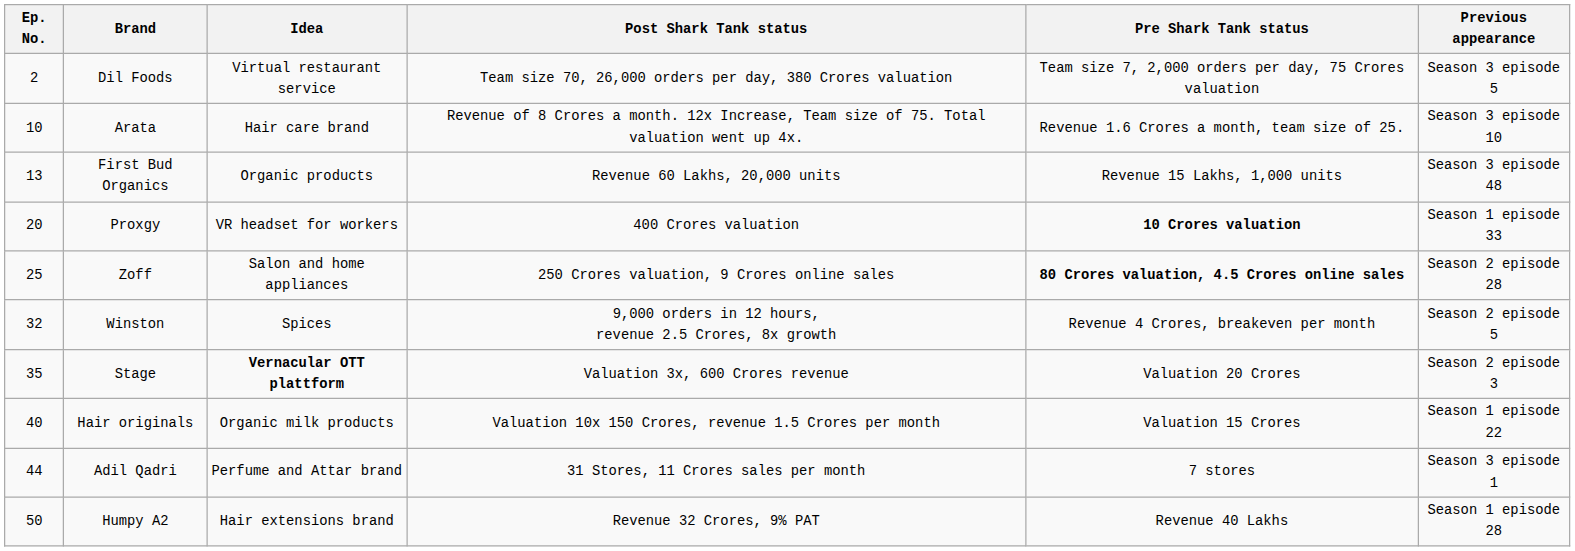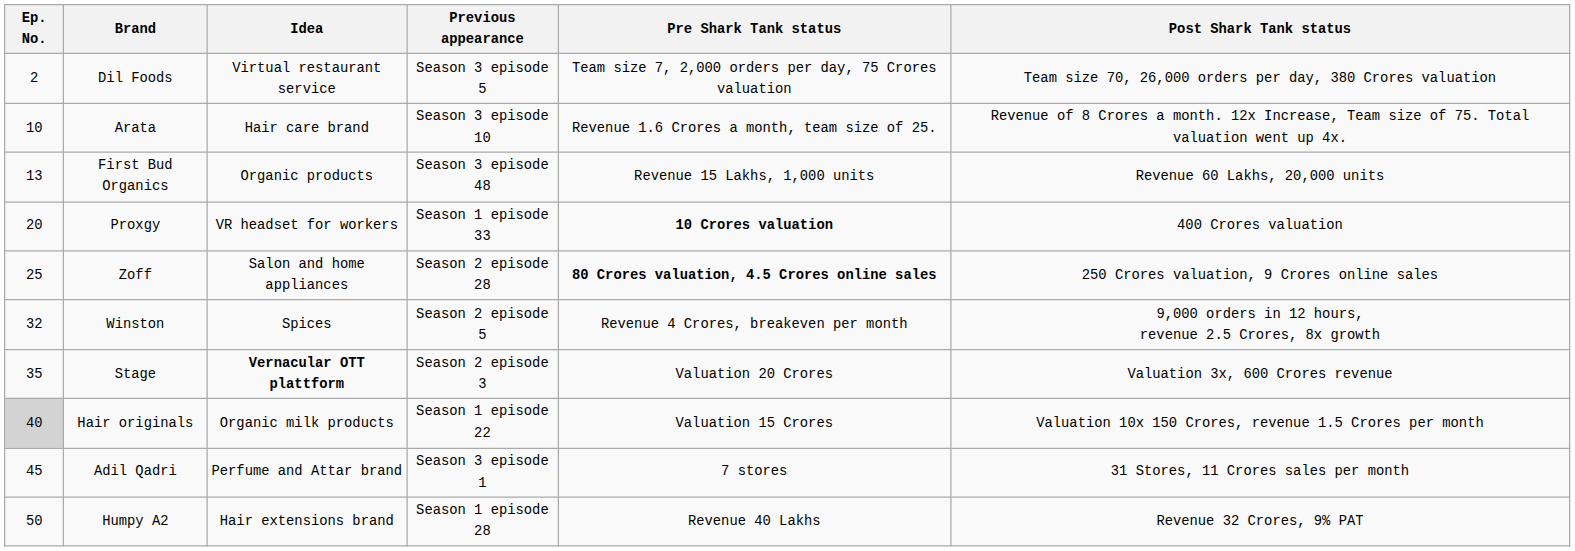columns swapped: (1494, 29) <-> (716, 29)
(34, 423) no background -> (34, 423) lightgrey background
(34, 472) 44 -> (34, 472) 45
